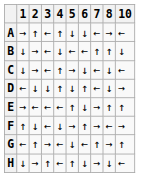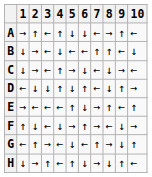+ column: (122, 14)
